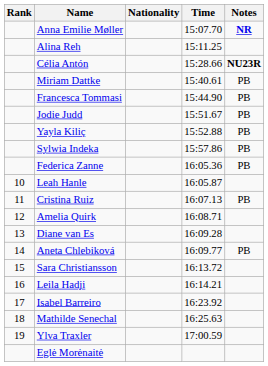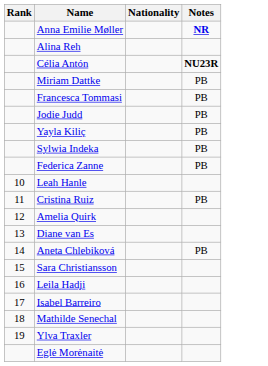- column: (203, 13)
